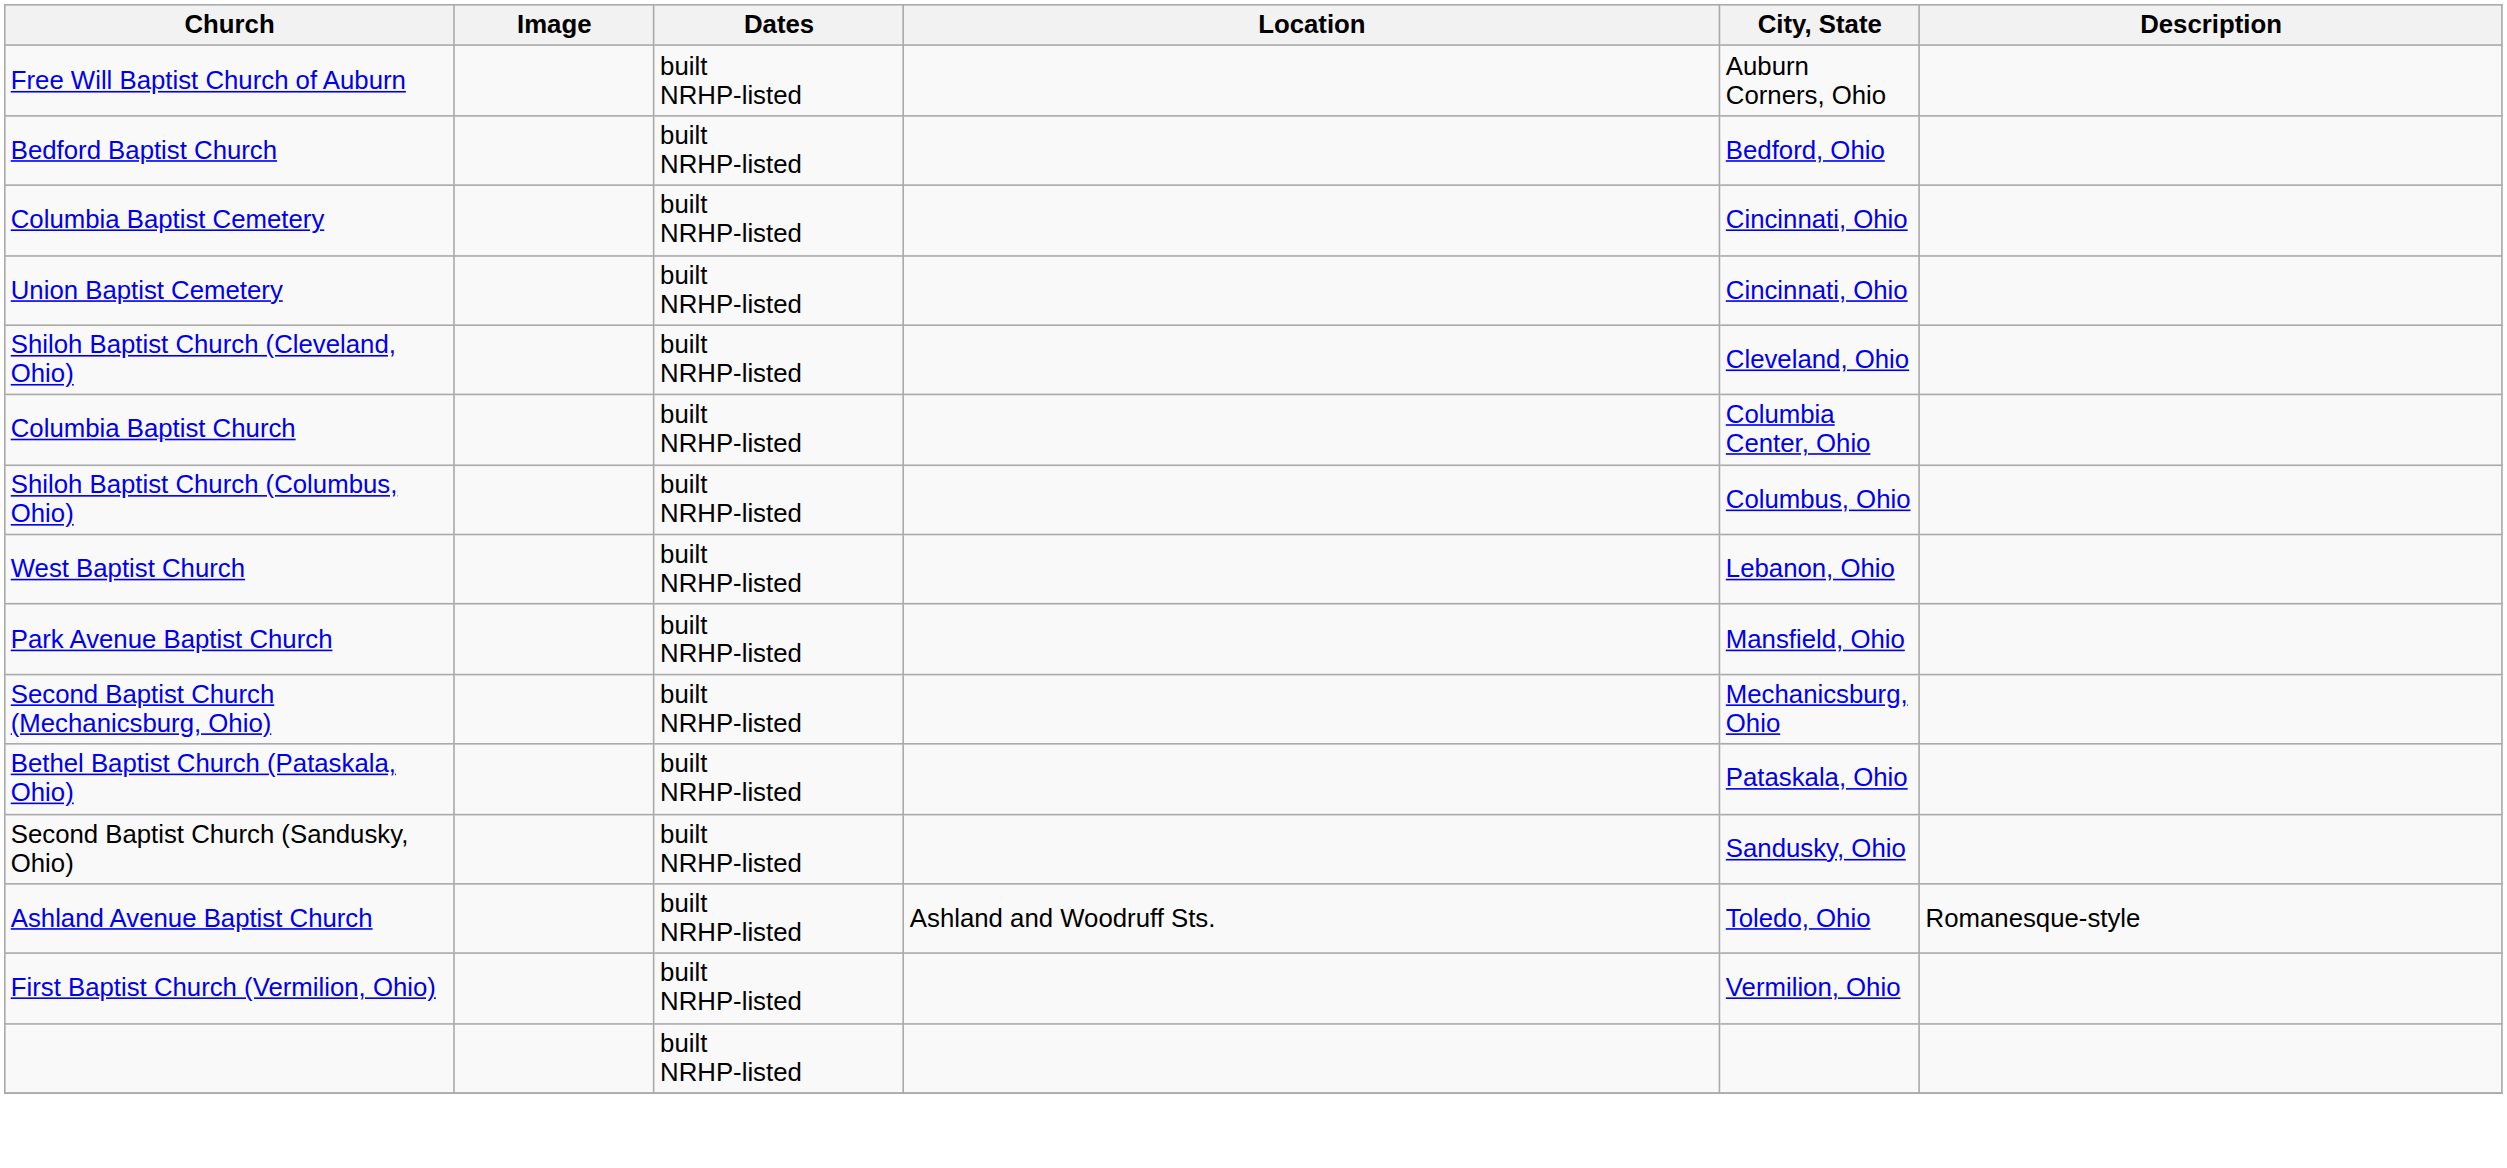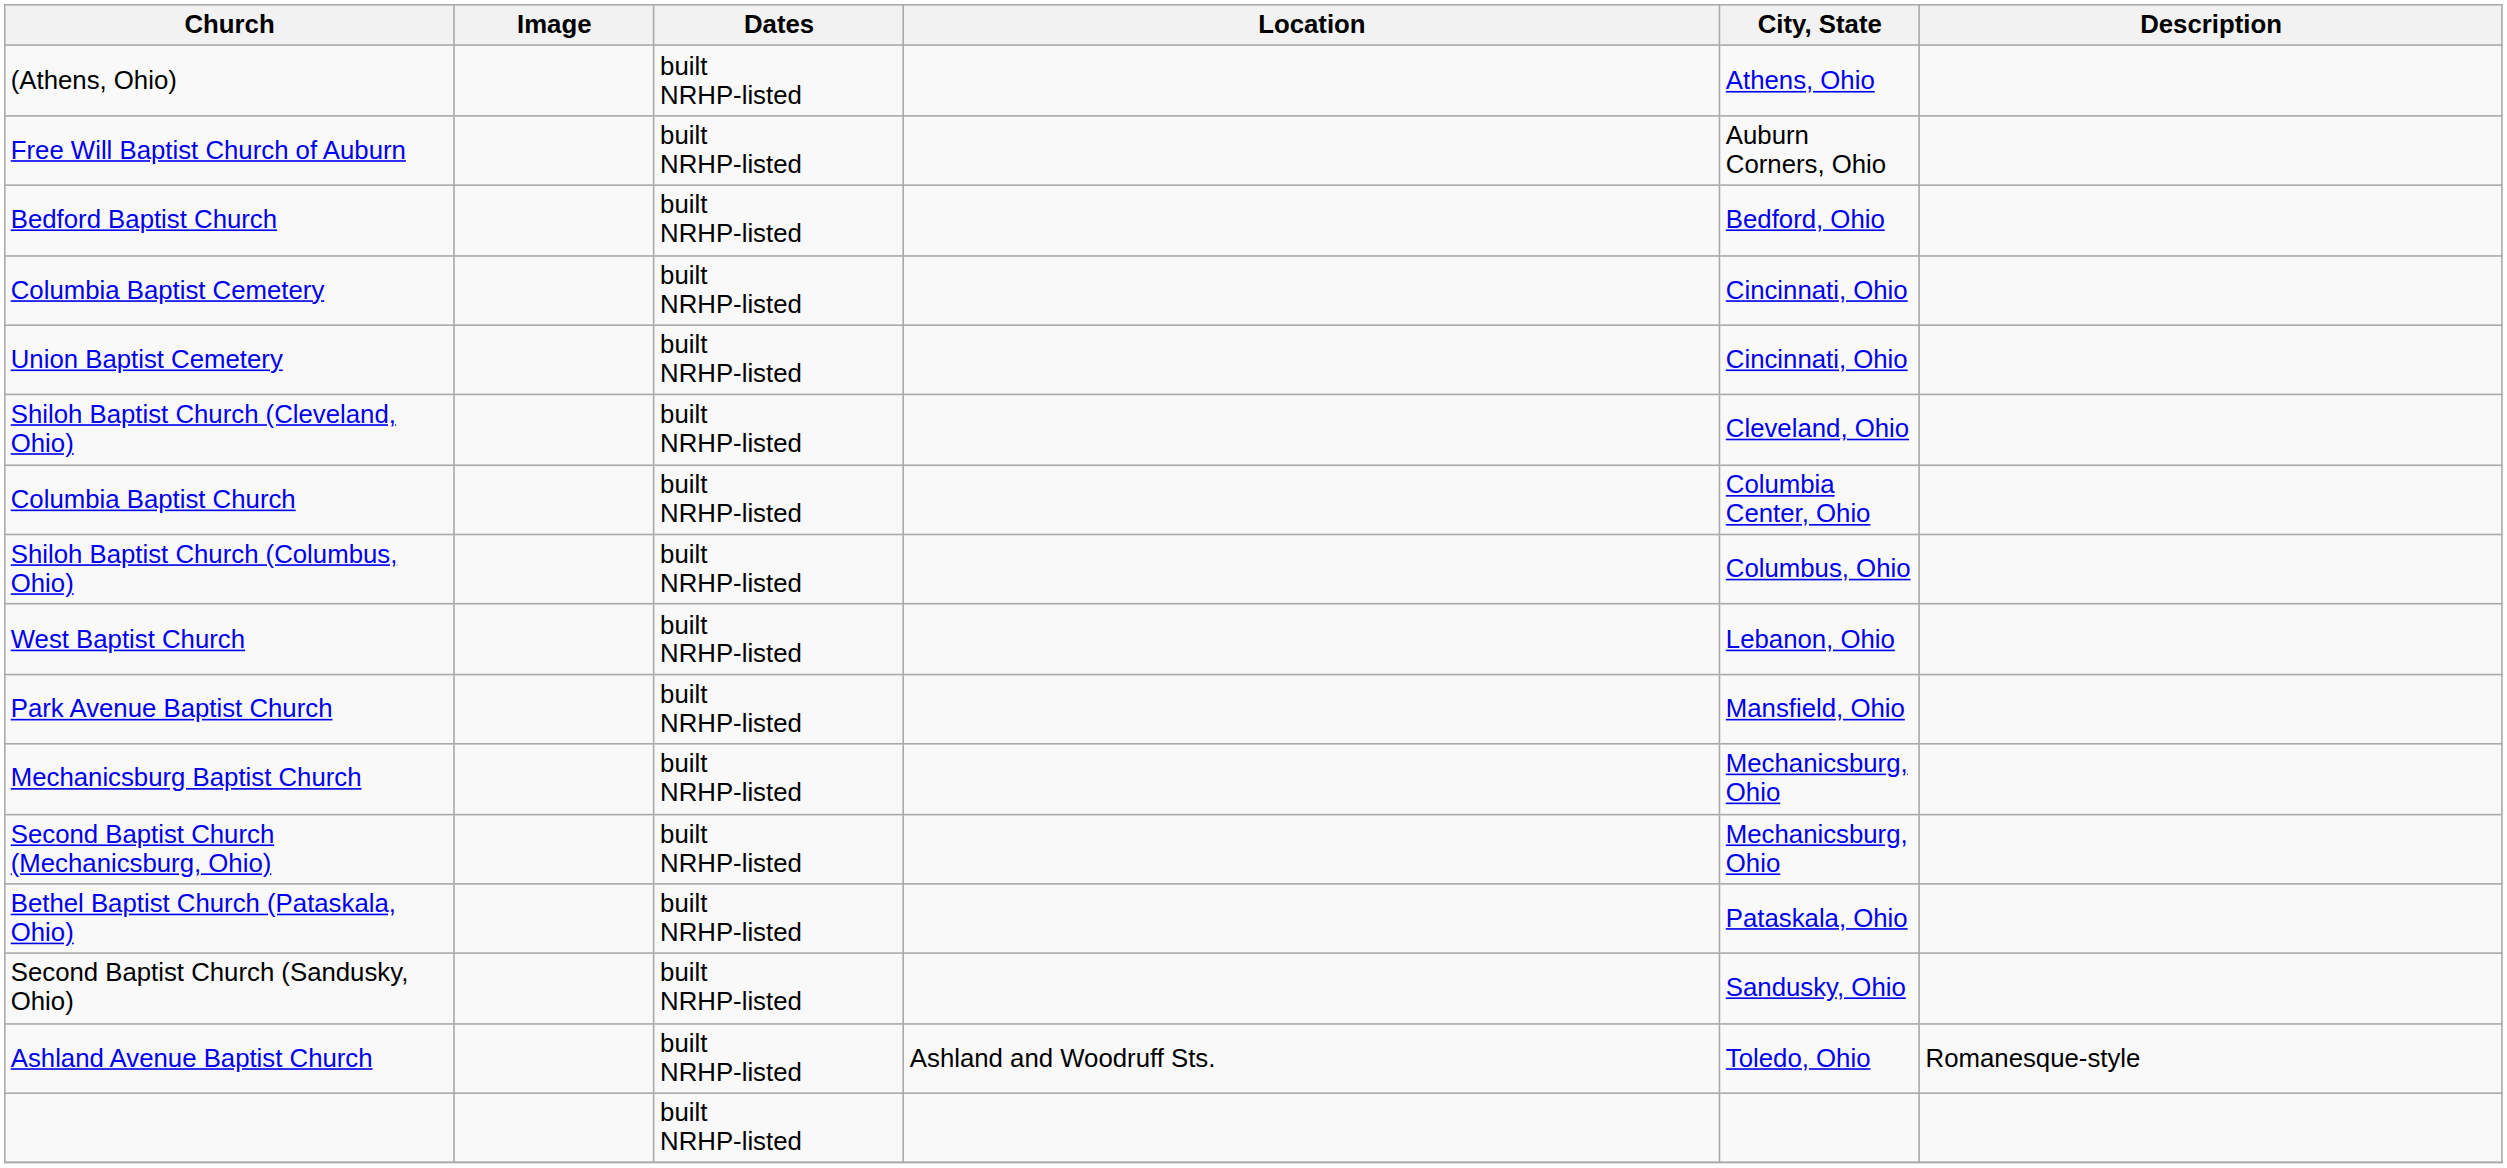+ row: (94, 80)
+ row: (186, 778)
- row: (223, 988)
